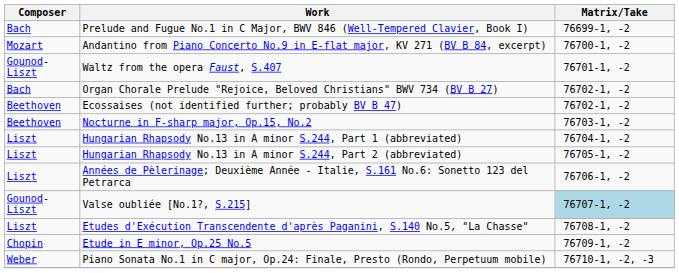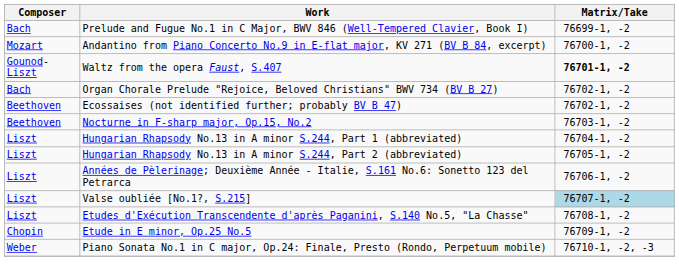(594, 67) normal -> (594, 67) bold
(28, 205) Gounod-Liszt -> (22, 199) Liszt
